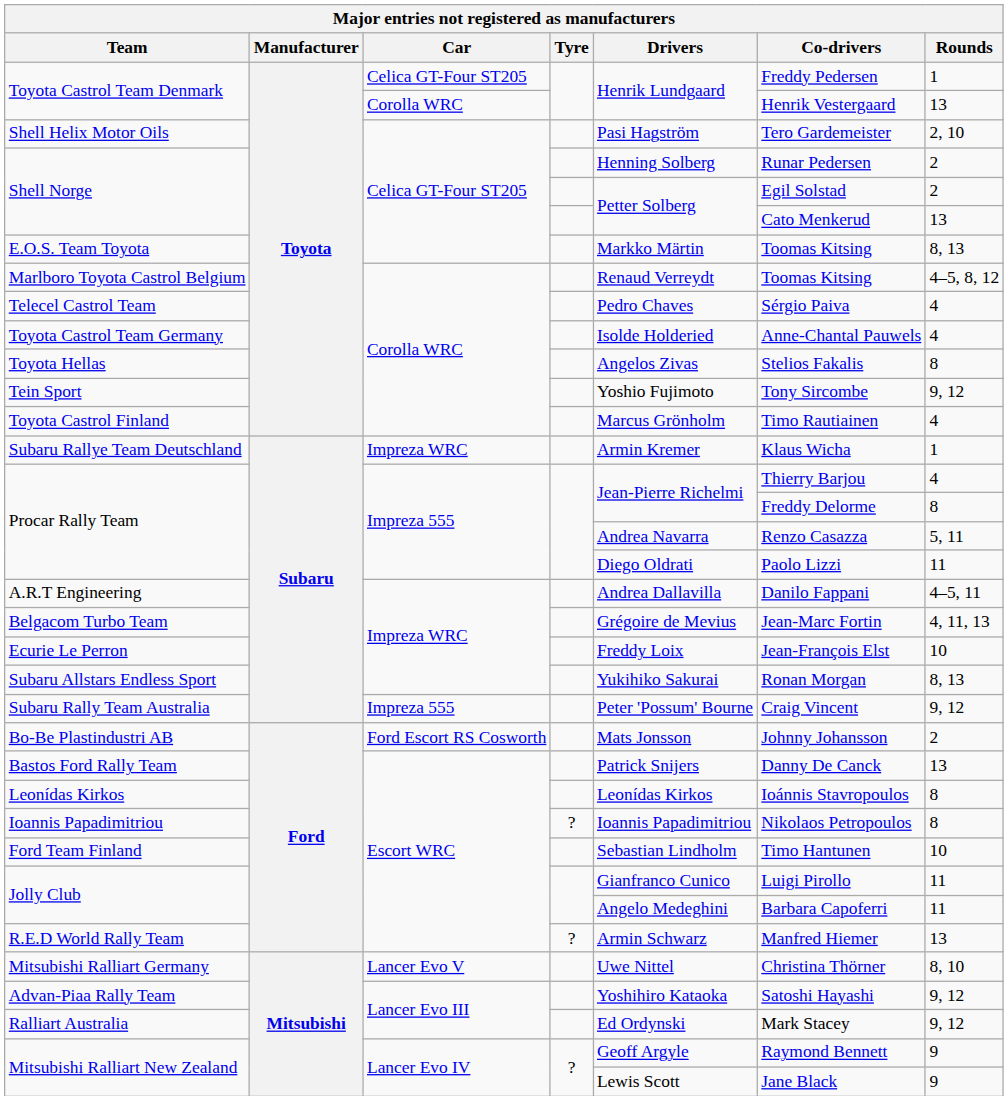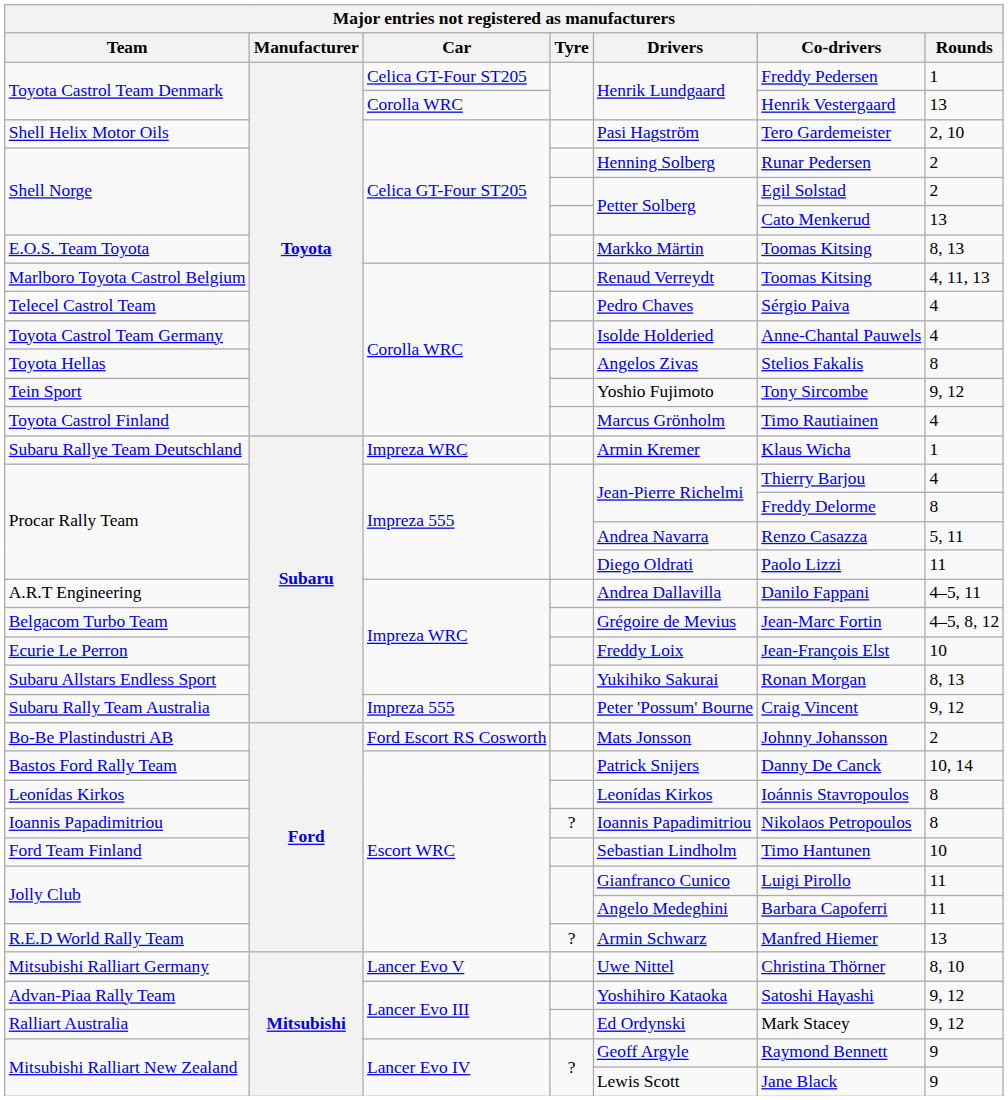(964, 276) 4–5, 8, 12 -> (960, 276) 4, 11, 13
(960, 621) 4, 11, 13 -> (964, 621) 4–5, 8, 12
(938, 765) 13 -> (951, 765) 10, 14
